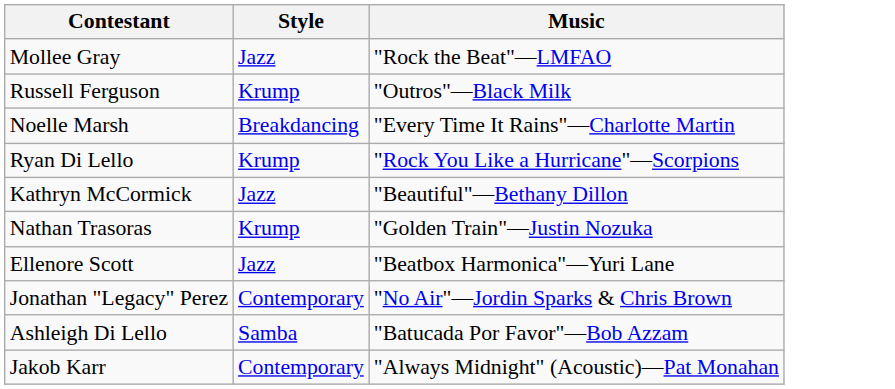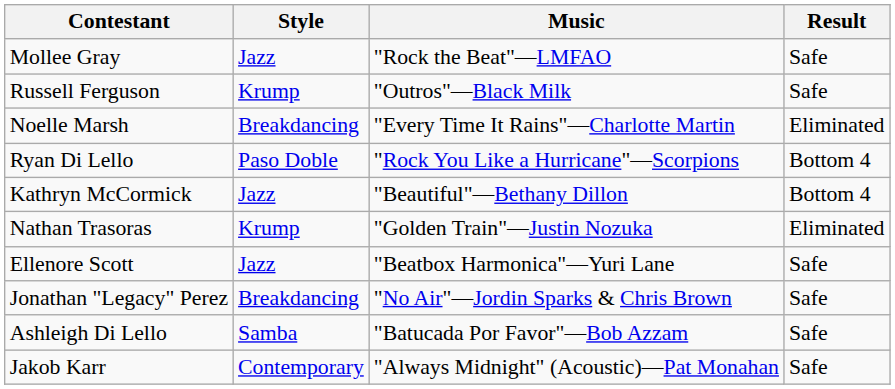+ column: (837, 21)
(269, 159) Krump -> (288, 159) Paso Doble
(301, 297) Contemporary -> (298, 297) Breakdancing
